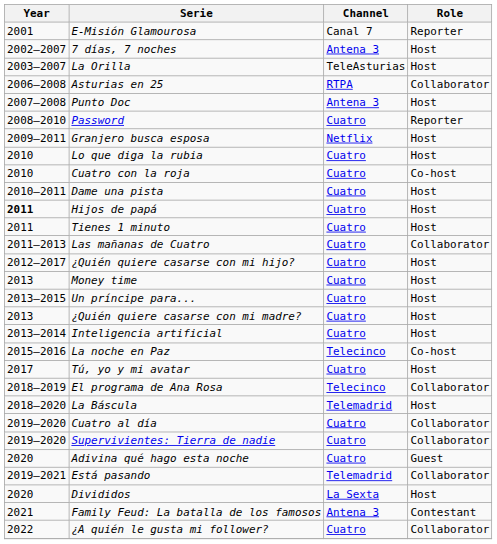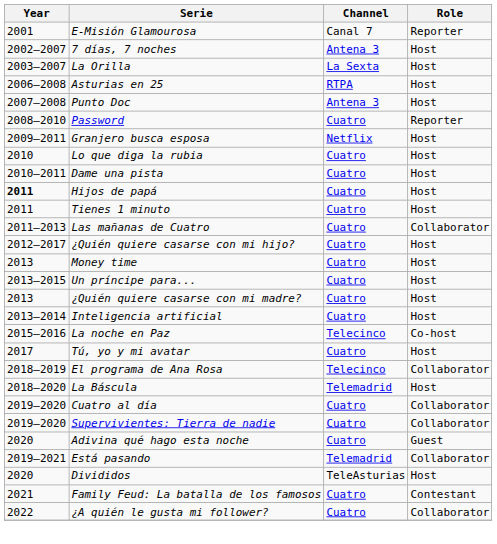(366, 67) TeleAsturias -> (353, 67) La Sexta
(450, 85) Collaborator -> (424, 85) Host
- row: (131, 173)
(353, 494) La Sexta -> (366, 476) TeleAsturias
(353, 512) Antena 3 -> (346, 494) Cuatro
